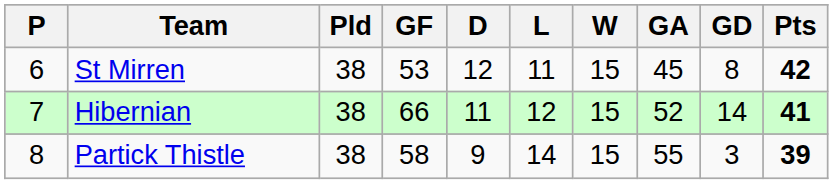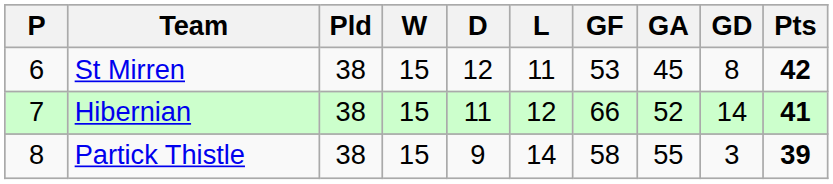columns swapped: (605, 26) <-> (414, 26)
